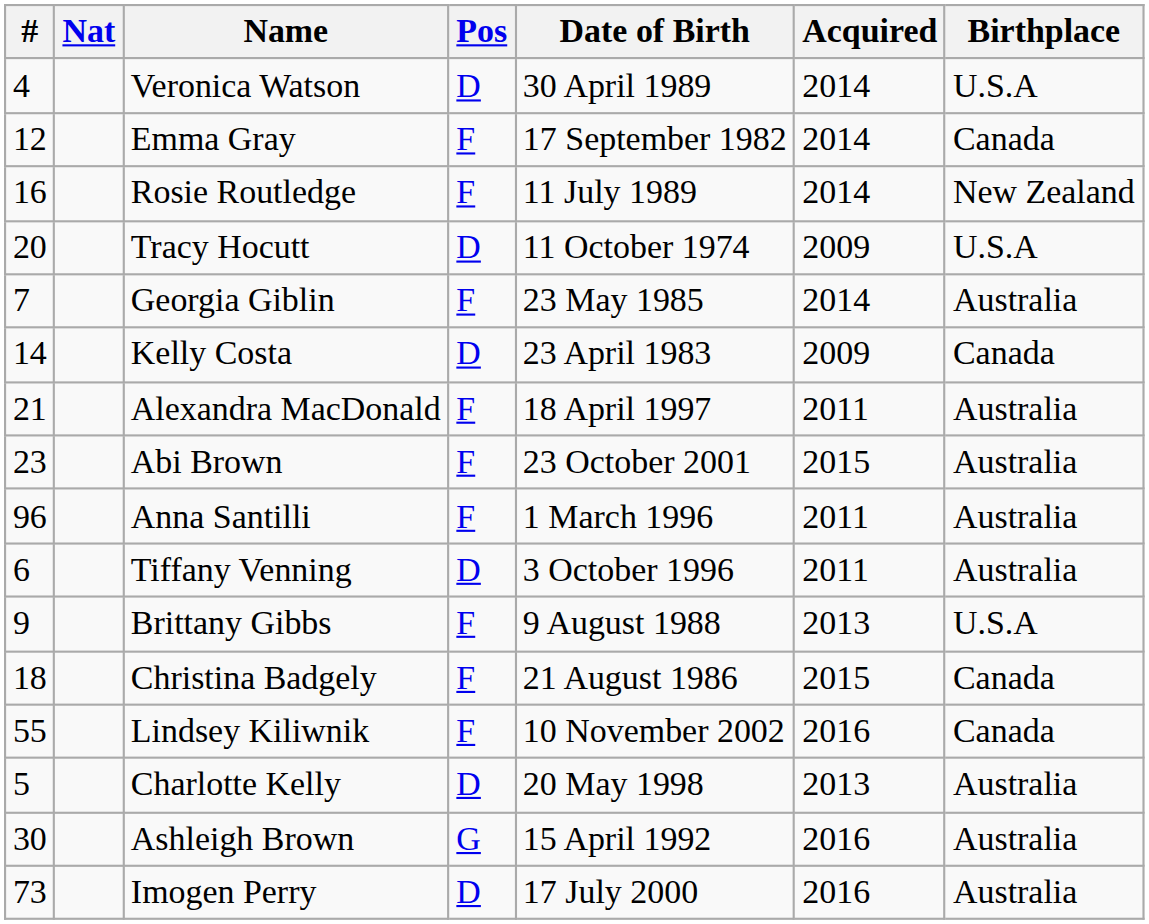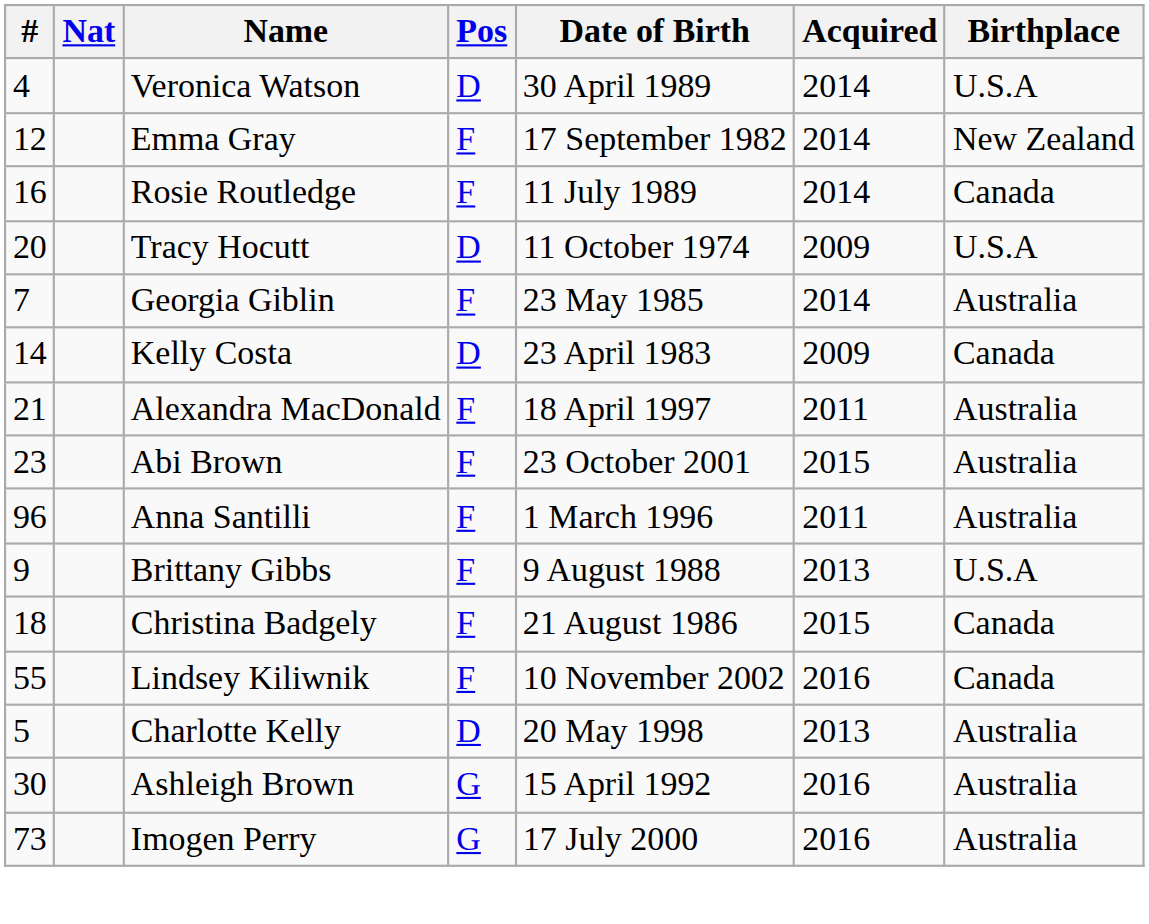(1004, 138) Canada -> (1044, 138) New Zealand
(1044, 192) New Zealand -> (1004, 192) Canada
- row: (241, 569)
(469, 892) D -> (469, 838) G
